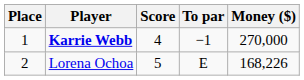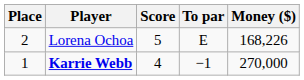rows swapped: (90, 39) <-> (91, 63)
